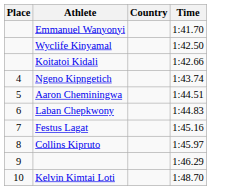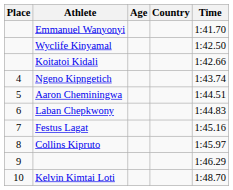+ column: (139, 12)
